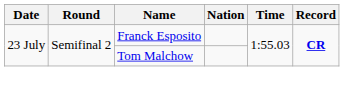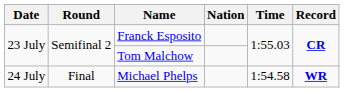+ row: (157, 76)
